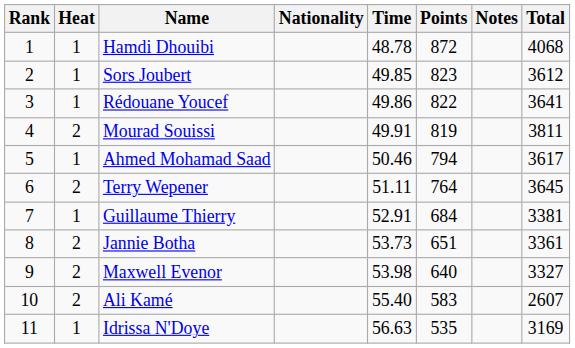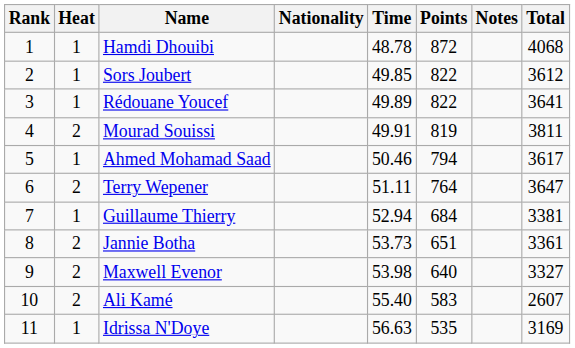(444, 74) 823 -> (444, 74) 822
(392, 103) 49.86 -> (392, 103) 49.89
(546, 187) 3645 -> (546, 187) 3647
(392, 215) 52.91 -> (392, 215) 52.94
